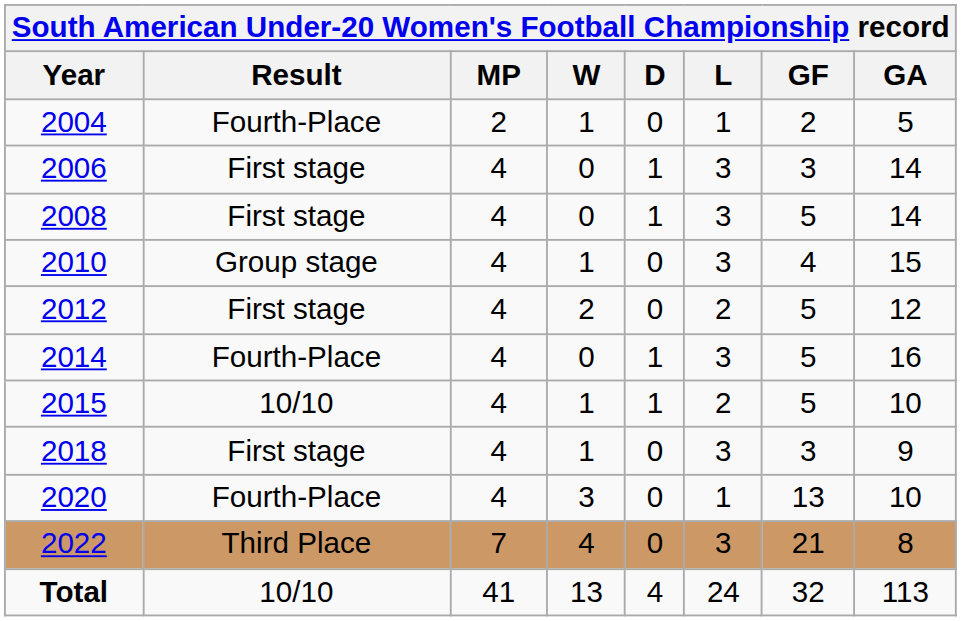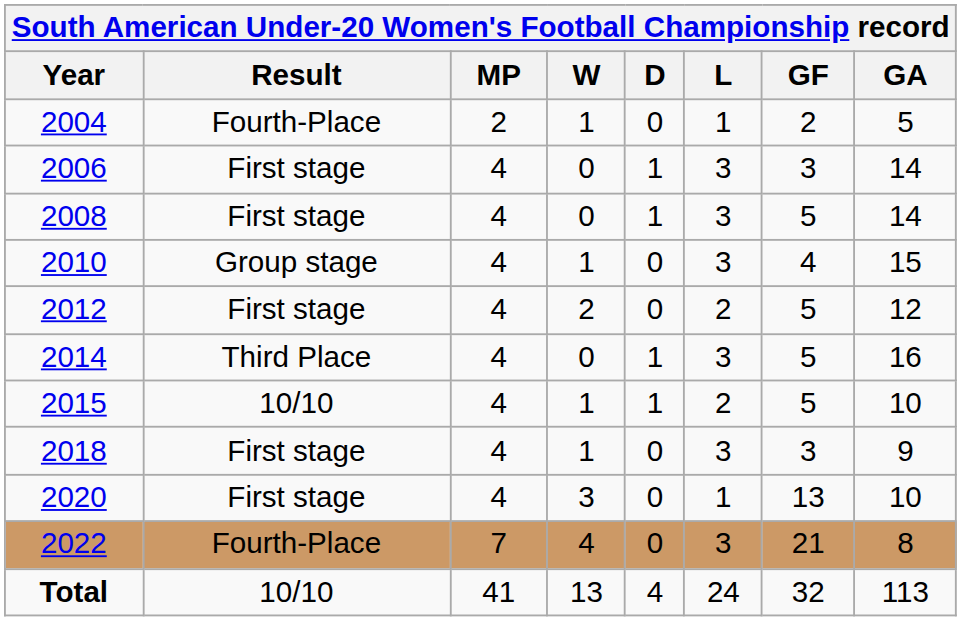(296, 356) Fourth-Place -> (296, 356) Third Place
(296, 497) Fourth-Place -> (296, 497) First stage
(296, 544) Third Place -> (296, 544) Fourth-Place
